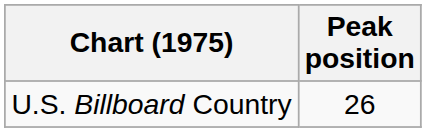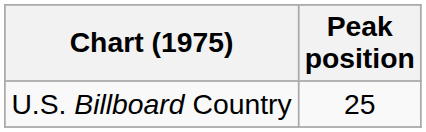(360, 103) 26 -> (360, 103) 25
